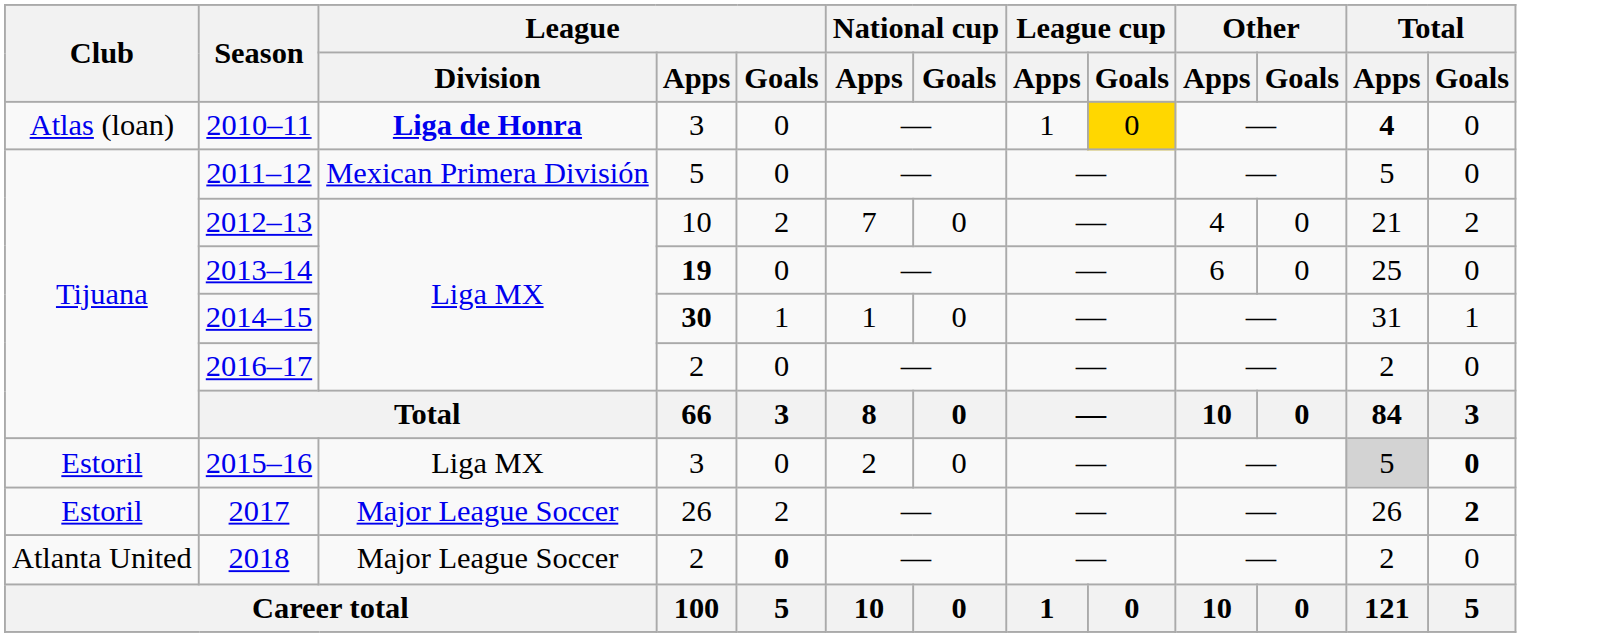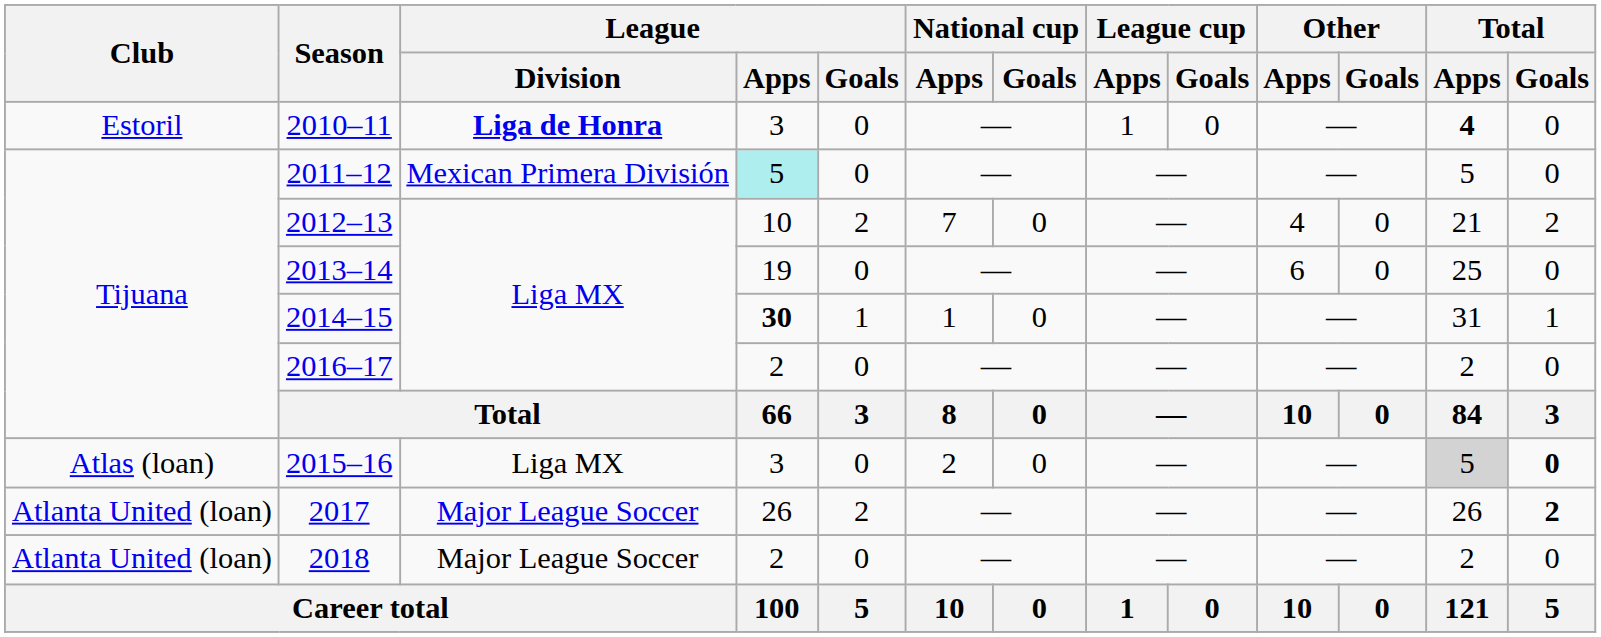(102, 125) Atlas (loan) -> (142, 125) Estoril
(1132, 125) gold background -> (1212, 125) no background
(697, 173) no background -> (777, 173) paleturquoise background
(697, 269) bold -> (777, 269) normal
(102, 462) Estoril -> (142, 462) Atlas (loan)
(102, 510) Estoril -> (142, 510) Atlanta United (loan)
(102, 558) Atlanta United -> (142, 558) Atlanta United (loan)
(782, 558) bold -> (862, 558) normal
